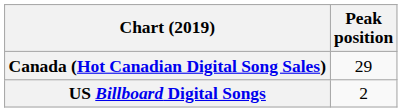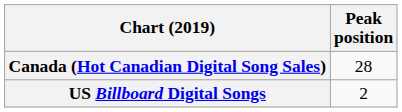(364, 65) 29 -> (364, 65) 28
